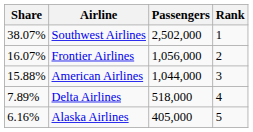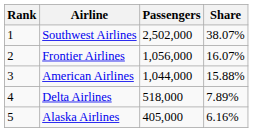columns swapped: (230, 14) <-> (27, 14)
